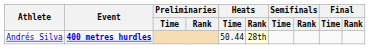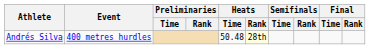(109, 37) bold -> (109, 37) normal
(232, 37) 50.44 -> (232, 37) 50.48
